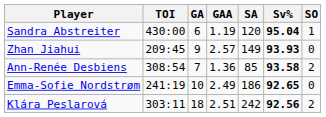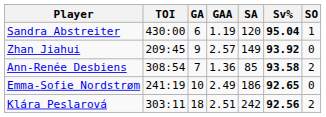(283, 49) 93.93 -> (283, 49) 93.92
